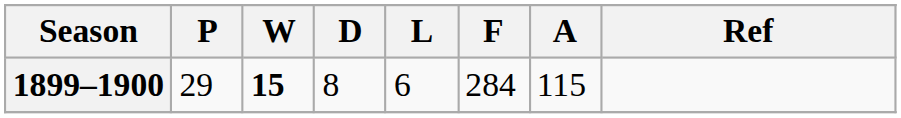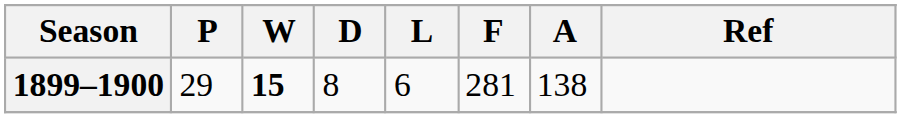(491, 84) 284 -> (491, 84) 281
(561, 84) 115 -> (562, 84) 138
